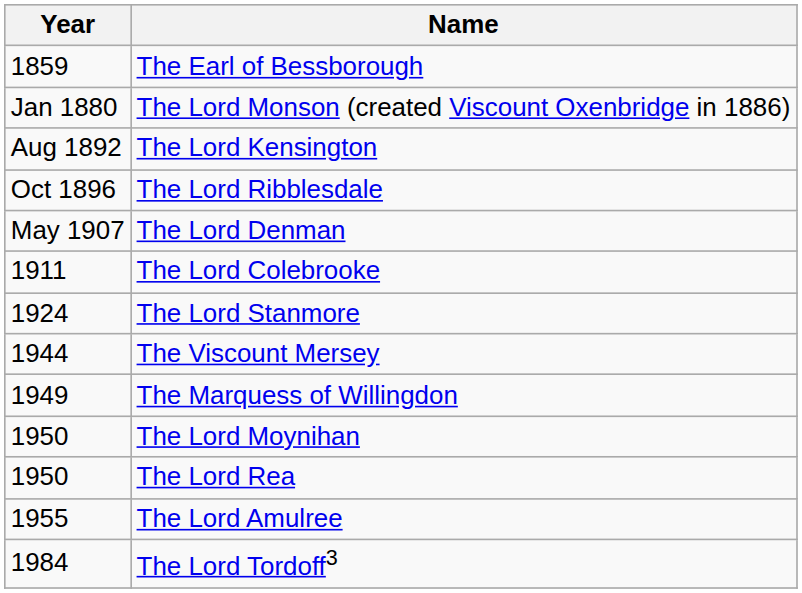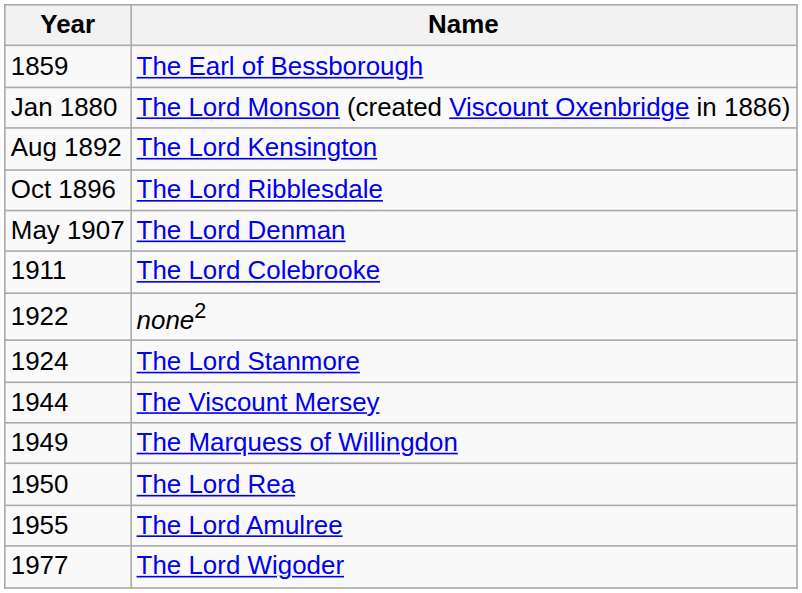+ row: (171, 316)
- row: (248, 436)
+ row: (240, 566)
- row: (237, 562)
